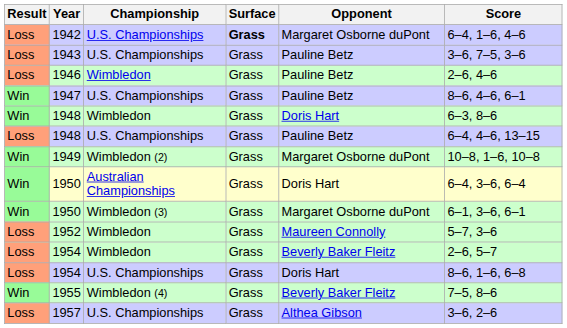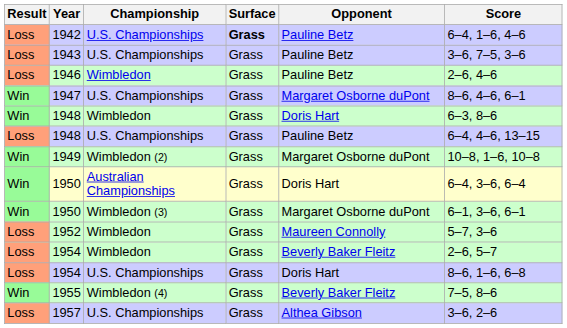(356, 34) Margaret Osborne duPont -> (317, 34) Pauline Betz
(317, 95) Pauline Betz -> (356, 95) Margaret Osborne duPont
